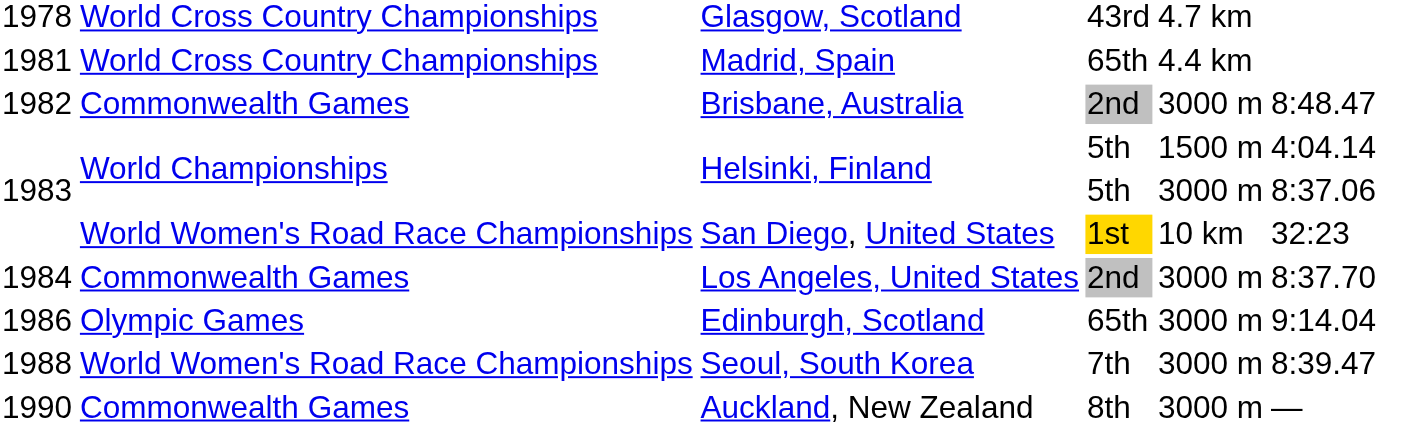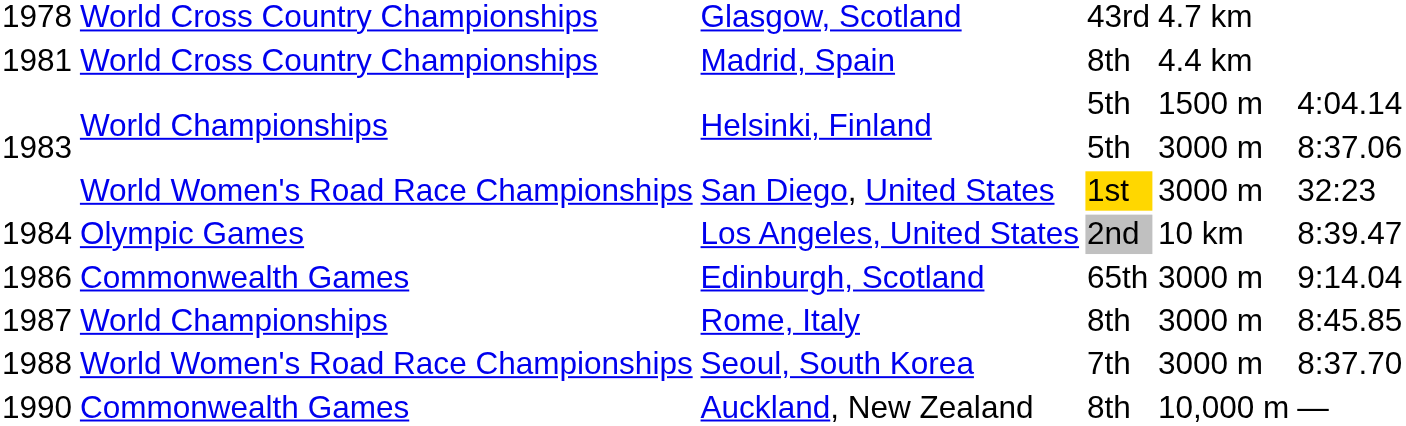(1118, 60) 65th -> (1109, 60) 8th
- row: (37, 103)
(1201, 233) 10 km -> (1210, 190) 3000 m
(245, 277) Commonwealth Games -> (192, 233) Olympic Games
(1210, 277) 3000 m -> (1201, 233) 10 km
(1324, 277) 8:37.70 -> (1350, 233) 8:39.47
(192, 320) Olympic Games -> (245, 277) Commonwealth Games
+ row: (37, 320)
(1324, 363) 8:39.47 -> (1350, 363) 8:37.70
(1210, 407) 3000 m -> (1224, 407) 10,000 m
